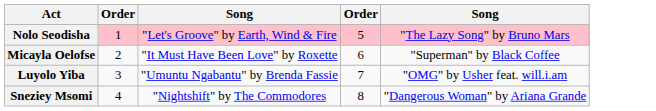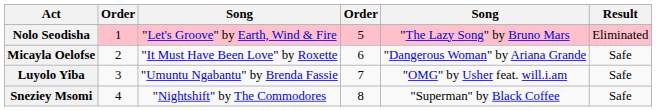+ column: (620, 14)
(485, 55) "Superman" by Black Coffee -> (485, 55) "Dangerous Woman" by Ariana Grande
(485, 95) "Dangerous Woman" by Ariana Grande -> (485, 95) "Superman" by Black Coffee
